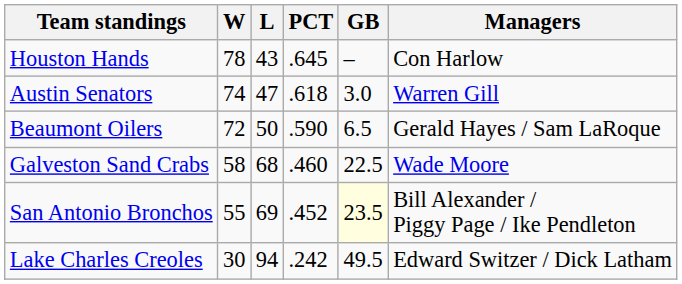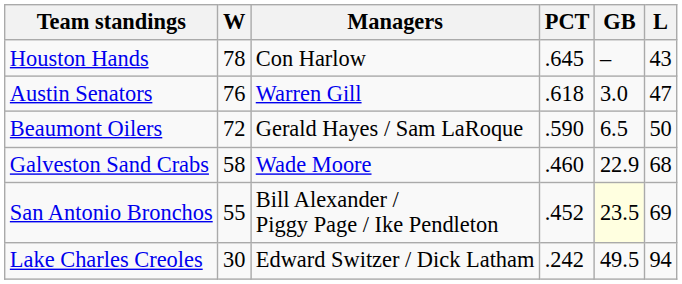columns swapped: (267, 22) <-> (532, 22)
(234, 93) 74 -> (234, 93) 76
(363, 164) 22.5 -> (619, 164) 22.9
